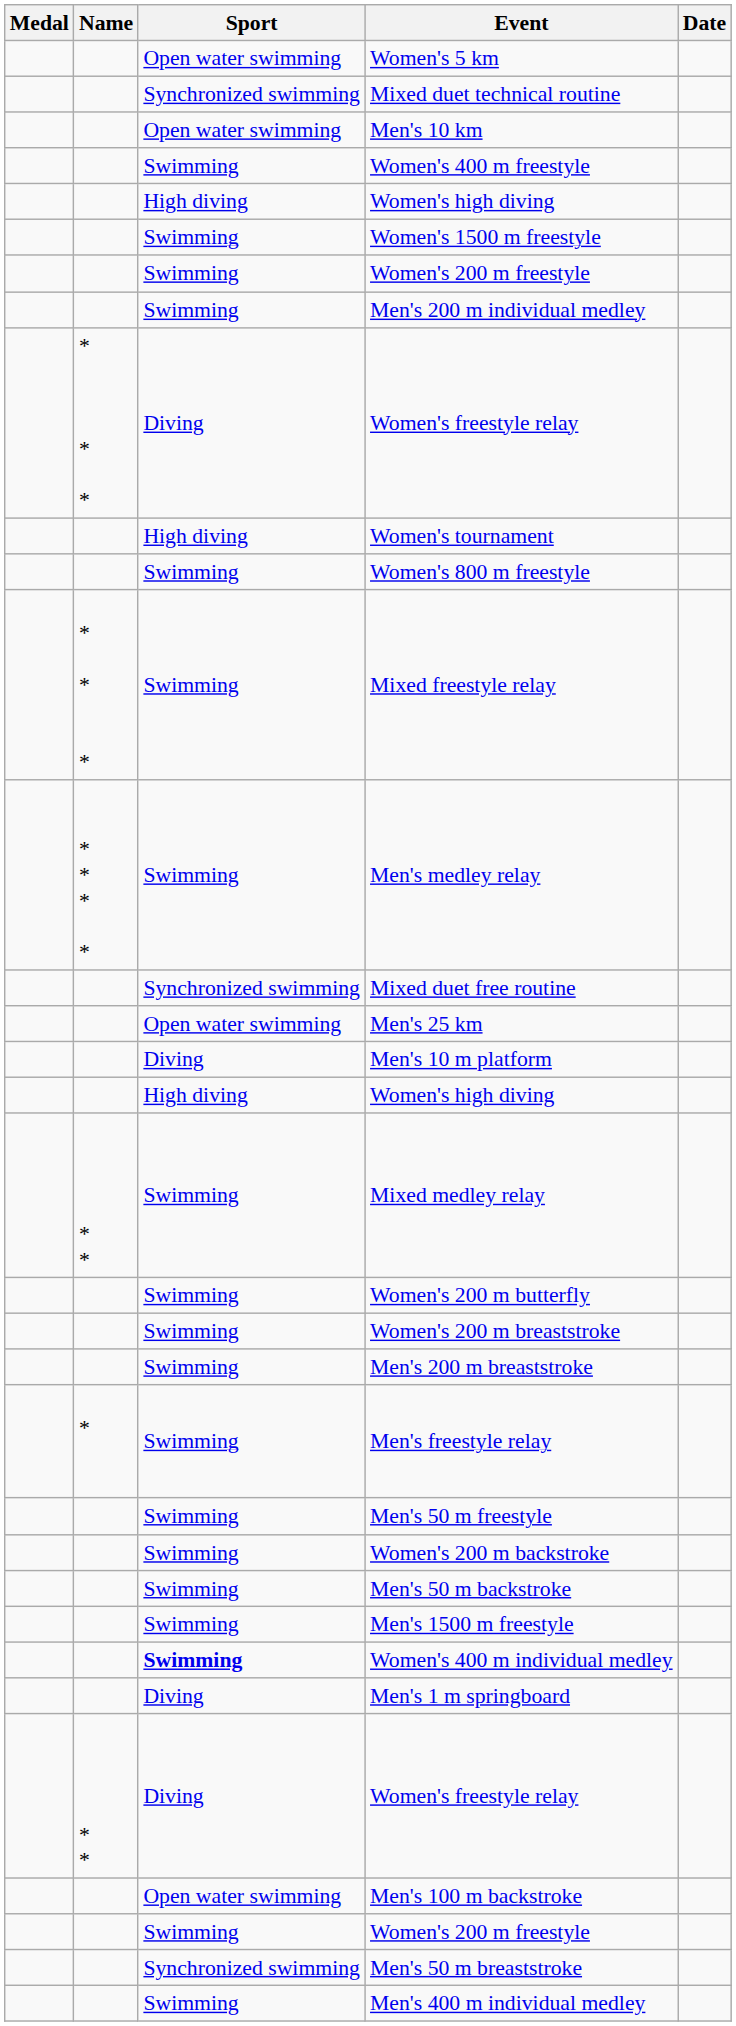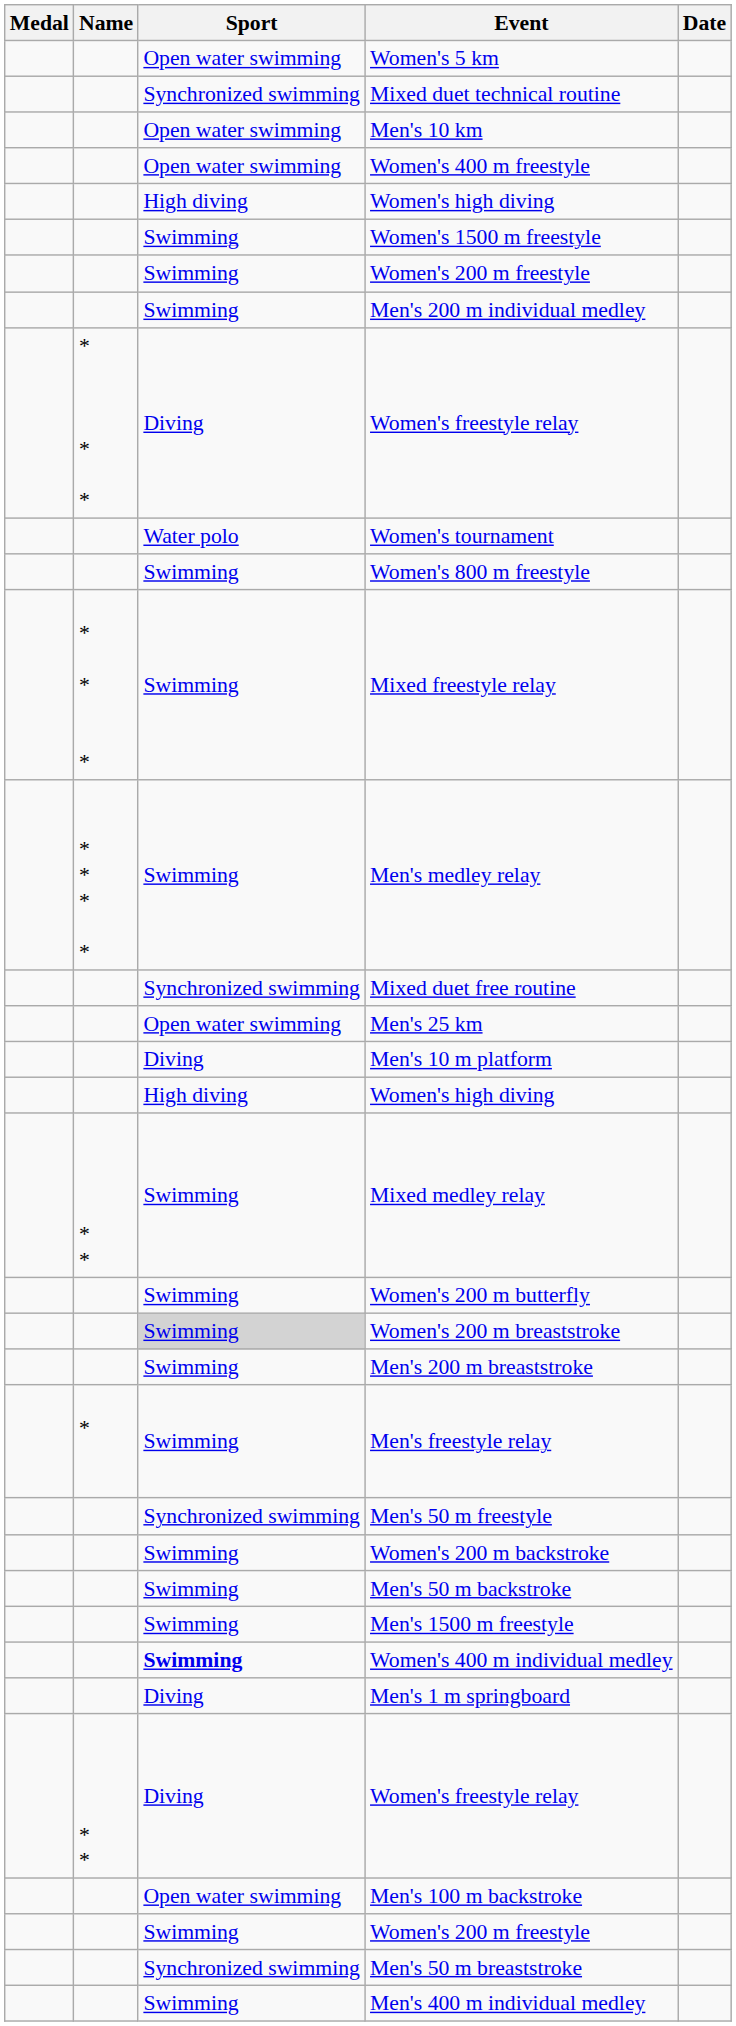(191, 165) Swimming -> (242, 165) Open water swimming
(196, 535) High diving -> (191, 535) Water polo
(191, 1331) no background -> (191, 1331) lightgrey background
(191, 1516) Swimming -> (252, 1516) Synchronized swimming
